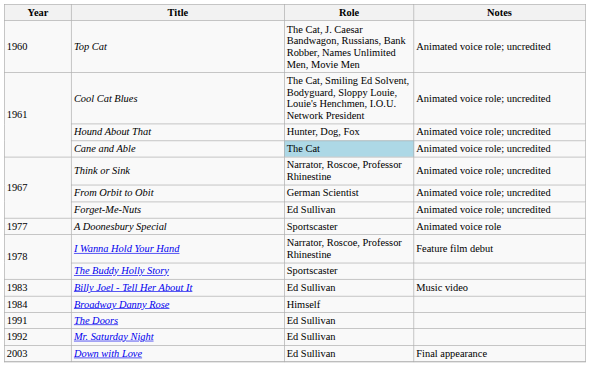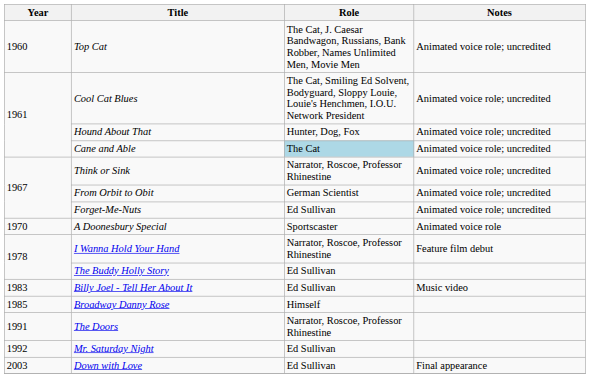(17, 226) 1977 -> (17, 226) 1970
(312, 271) Sportscaster -> (311, 271) Ed Sullivan
(17, 304) 1984 -> (17, 304) 1985
(311, 320) Ed Sullivan -> (344, 326) Narrator, Roscoe, Professor Rhinestine
